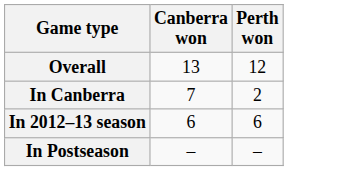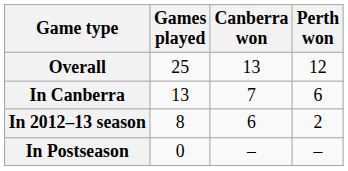+ column: (180, 28)
(257, 94) 2 -> (318, 94) 6
(257, 123) 6 -> (318, 123) 2
